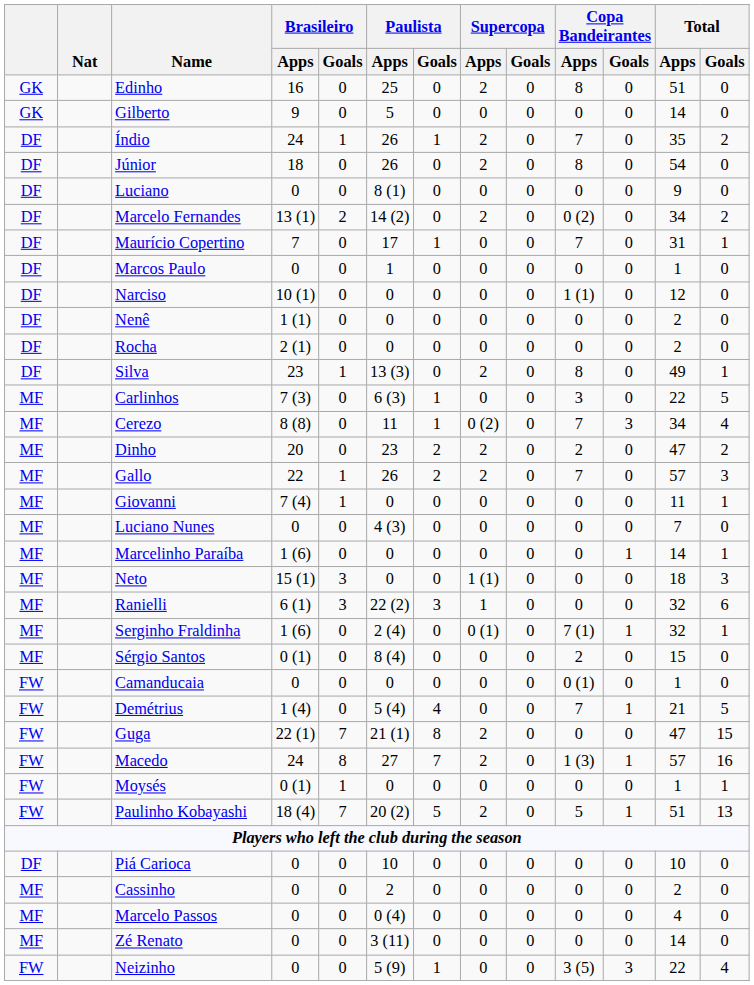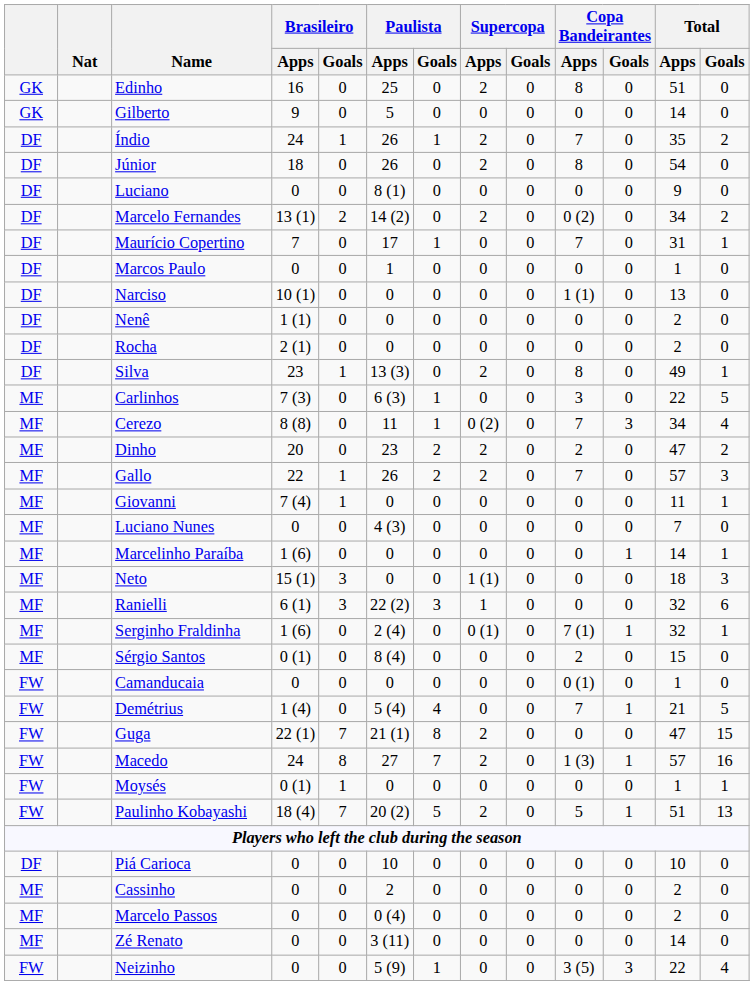(677, 294) 12 -> (677, 294) 13
(677, 915) 4 -> (677, 915) 2
